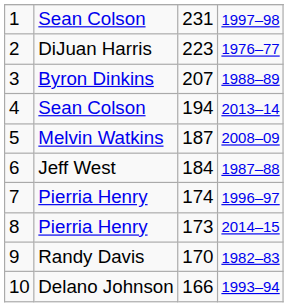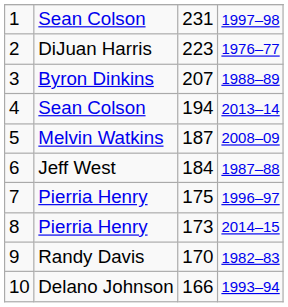(198, 197) 174 -> (198, 197) 175
